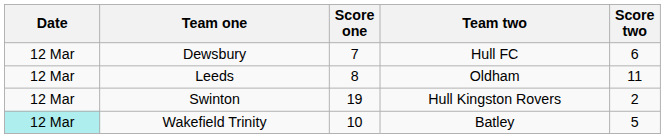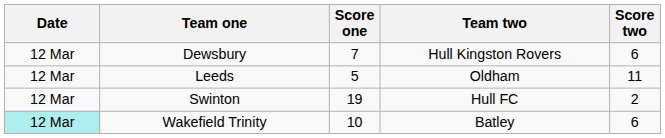(495, 54) Hull FC -> (495, 54) Hull Kingston Rovers
(355, 76) 8 -> (355, 76) 5
(495, 99) Hull Kingston Rovers -> (495, 99) Hull FC
(635, 122) 5 -> (635, 122) 6
